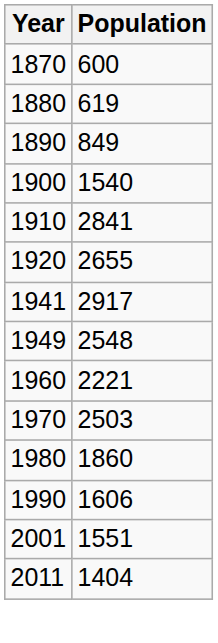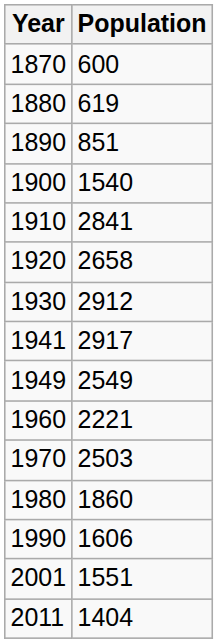(98, 143) 849 -> (98, 143) 851
(105, 261) 2655 -> (105, 261) 2658
+ row: (38, 301)
(105, 340) 2548 -> (105, 380) 2549
